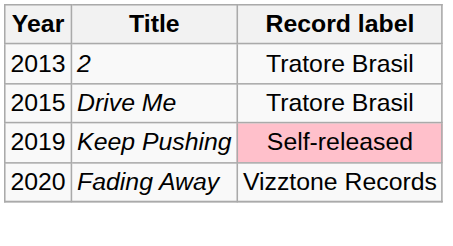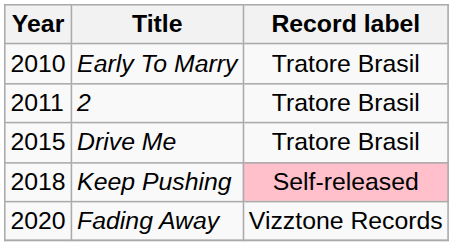+ row: (157, 63)
(38, 63) 2013 -> (37, 102) 2011
(38, 142) 2019 -> (38, 181) 2018
